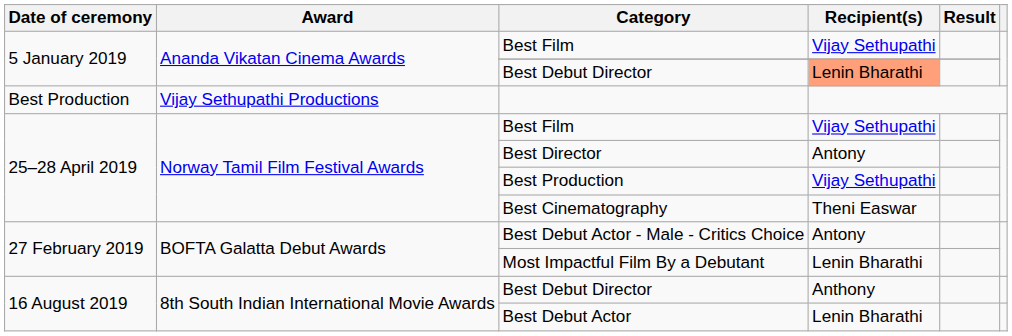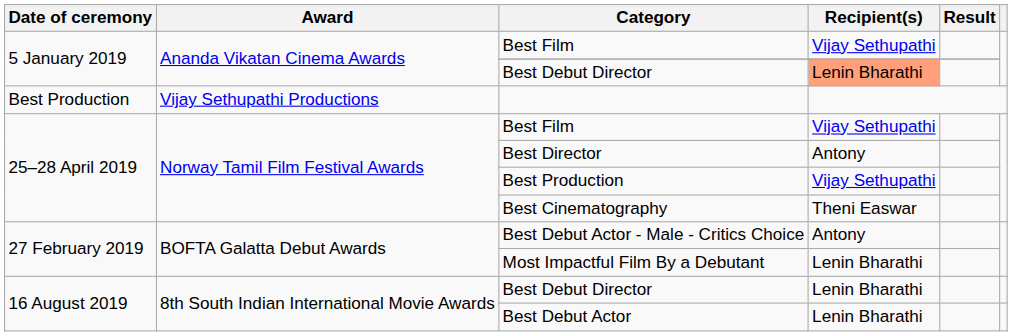(844, 289) Anthony -> (867, 289) Lenin Bharathi
